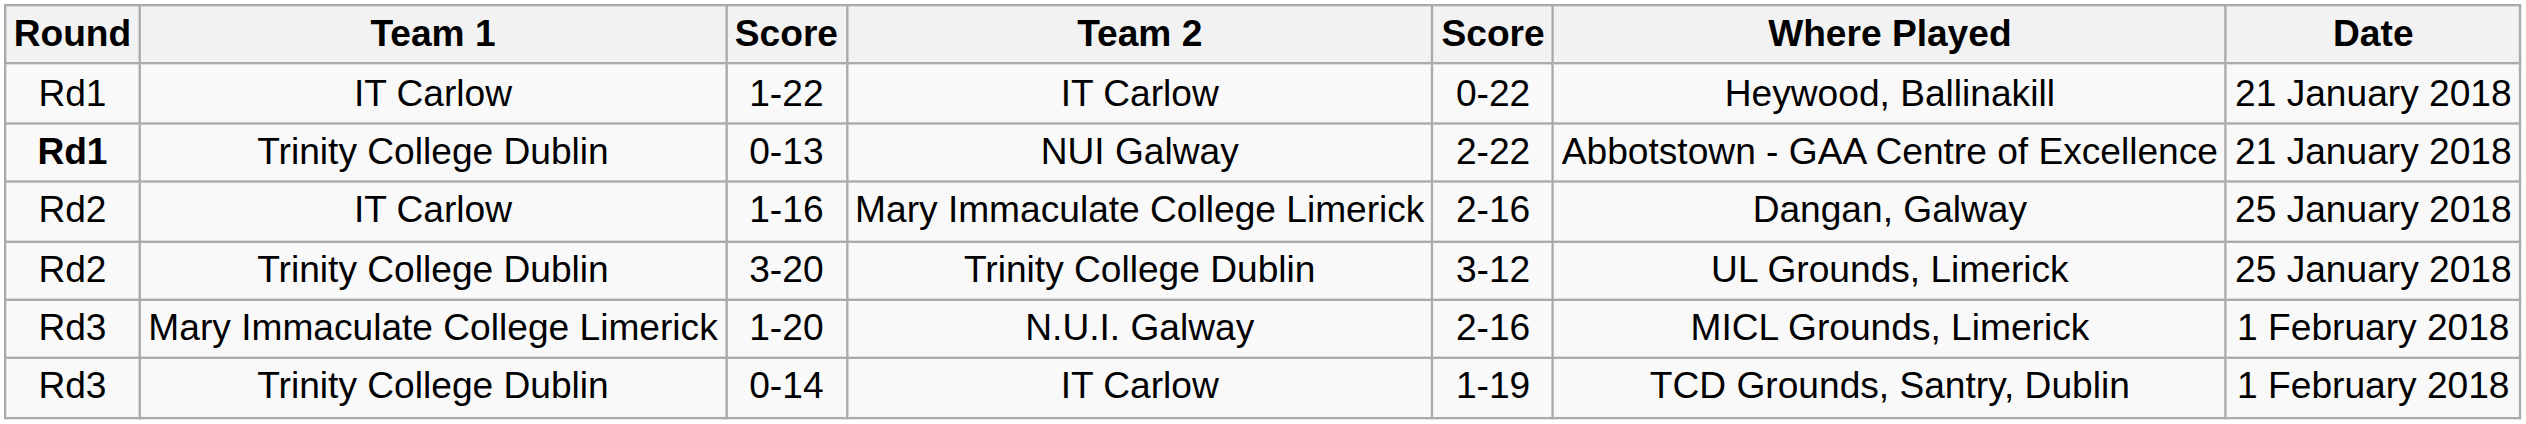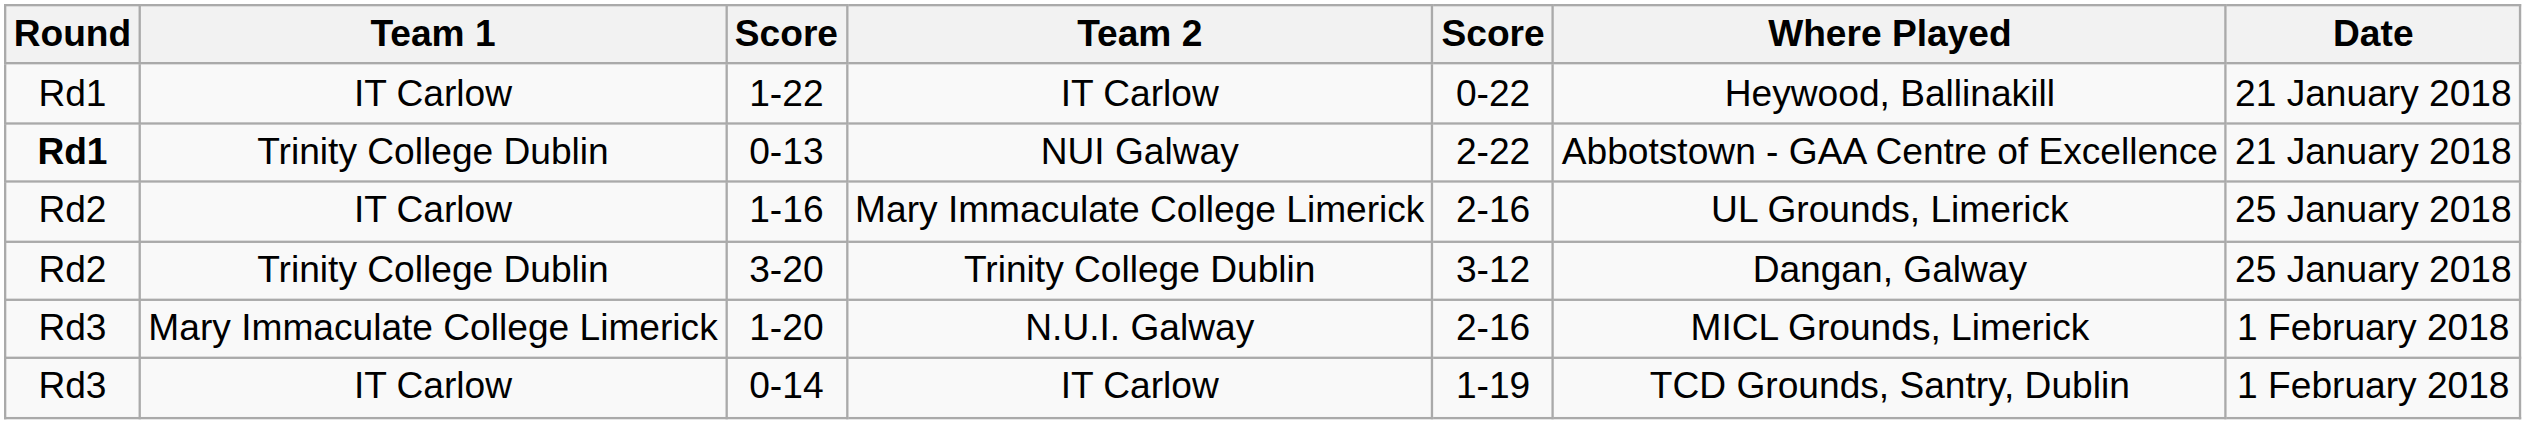(1890, 210) Dangan, Galway -> (1890, 210) UL Grounds, Limerick
(1890, 269) UL Grounds, Limerick -> (1890, 269) Dangan, Galway
(433, 387) Trinity College Dublin -> (433, 387) IT Carlow
